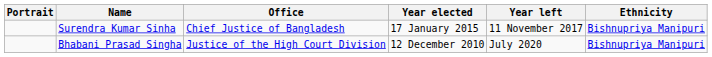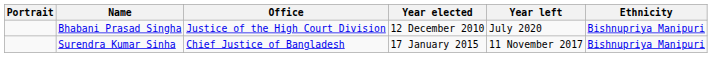rows swapped: (117, 28) <-> (120, 44)
